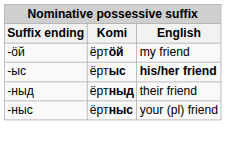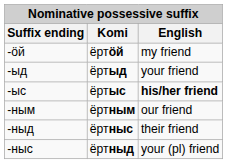+ row: (17, 71)
+ row: (21, 110)
(112, 91) ёртныд -> (111, 129) ёртныс
(111, 110) ёртныс -> (112, 149) ёртныд
